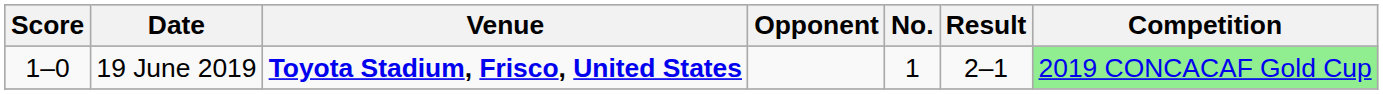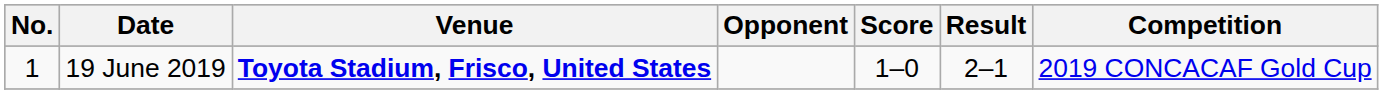columns swapped: (912, 25) <-> (48, 25)
(1205, 67) lightgreen background -> (1205, 67) no background
